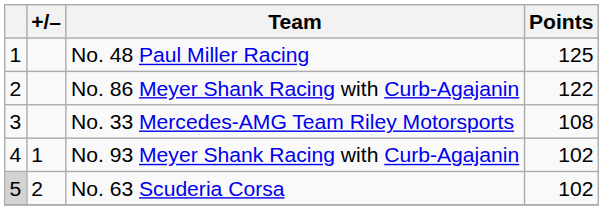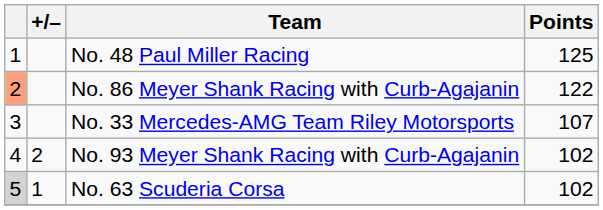(15, 88) no background -> (15, 88) lightsalmon background
(576, 122) 108 -> (576, 122) 107
(37, 155) 1 -> (37, 155) 2
(37, 189) 2 -> (37, 189) 1
